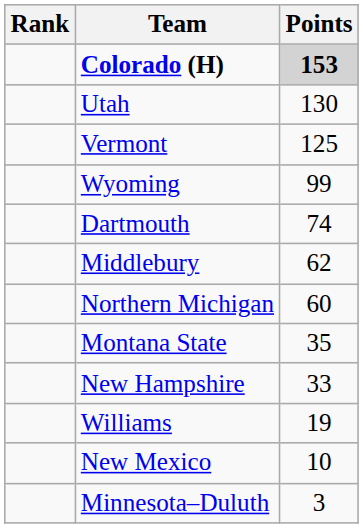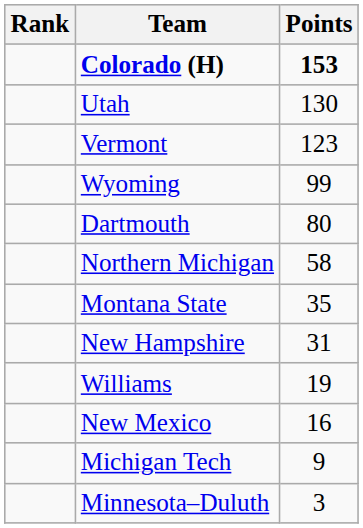(319, 64) lightgrey background -> (319, 64) no background
(319, 143) 125 -> (319, 143) 123
(319, 223) 74 -> (319, 223) 80
- row: (140, 263)
(319, 303) 60 -> (319, 263) 58
(319, 382) 33 -> (319, 343) 31
(319, 462) 10 -> (319, 422) 16
+ row: (156, 462)
